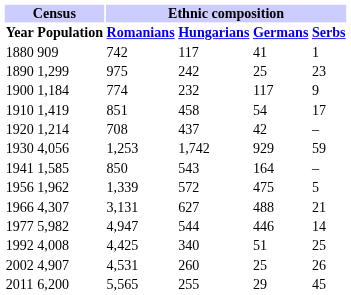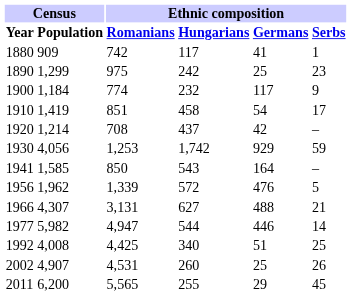(263, 187) 475 -> (263, 187) 476
